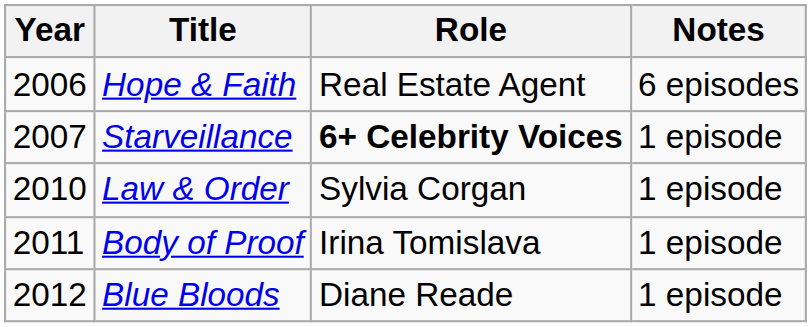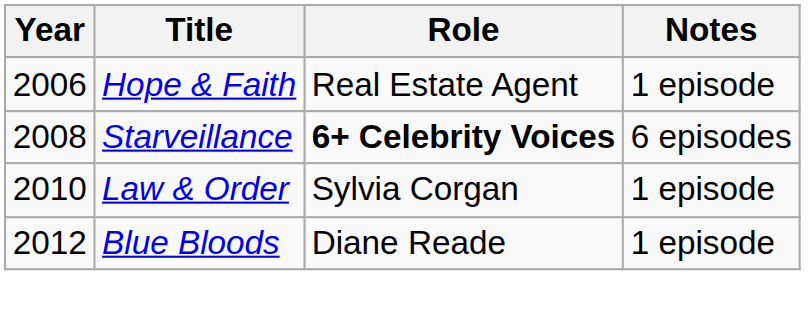(719, 83) 6 episodes -> (703, 83) 1 episode
(50, 136) 2007 -> (50, 136) 2008
(710, 136) 1 episode -> (711, 136) 6 episodes
- row: (203, 242)
